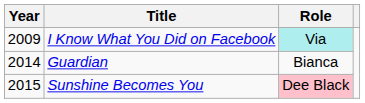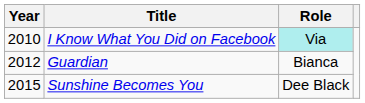(24, 39) 2009 -> (24, 39) 2010
(24, 62) 2014 -> (24, 62) 2012
(316, 86) pink background -> (316, 86) no background
